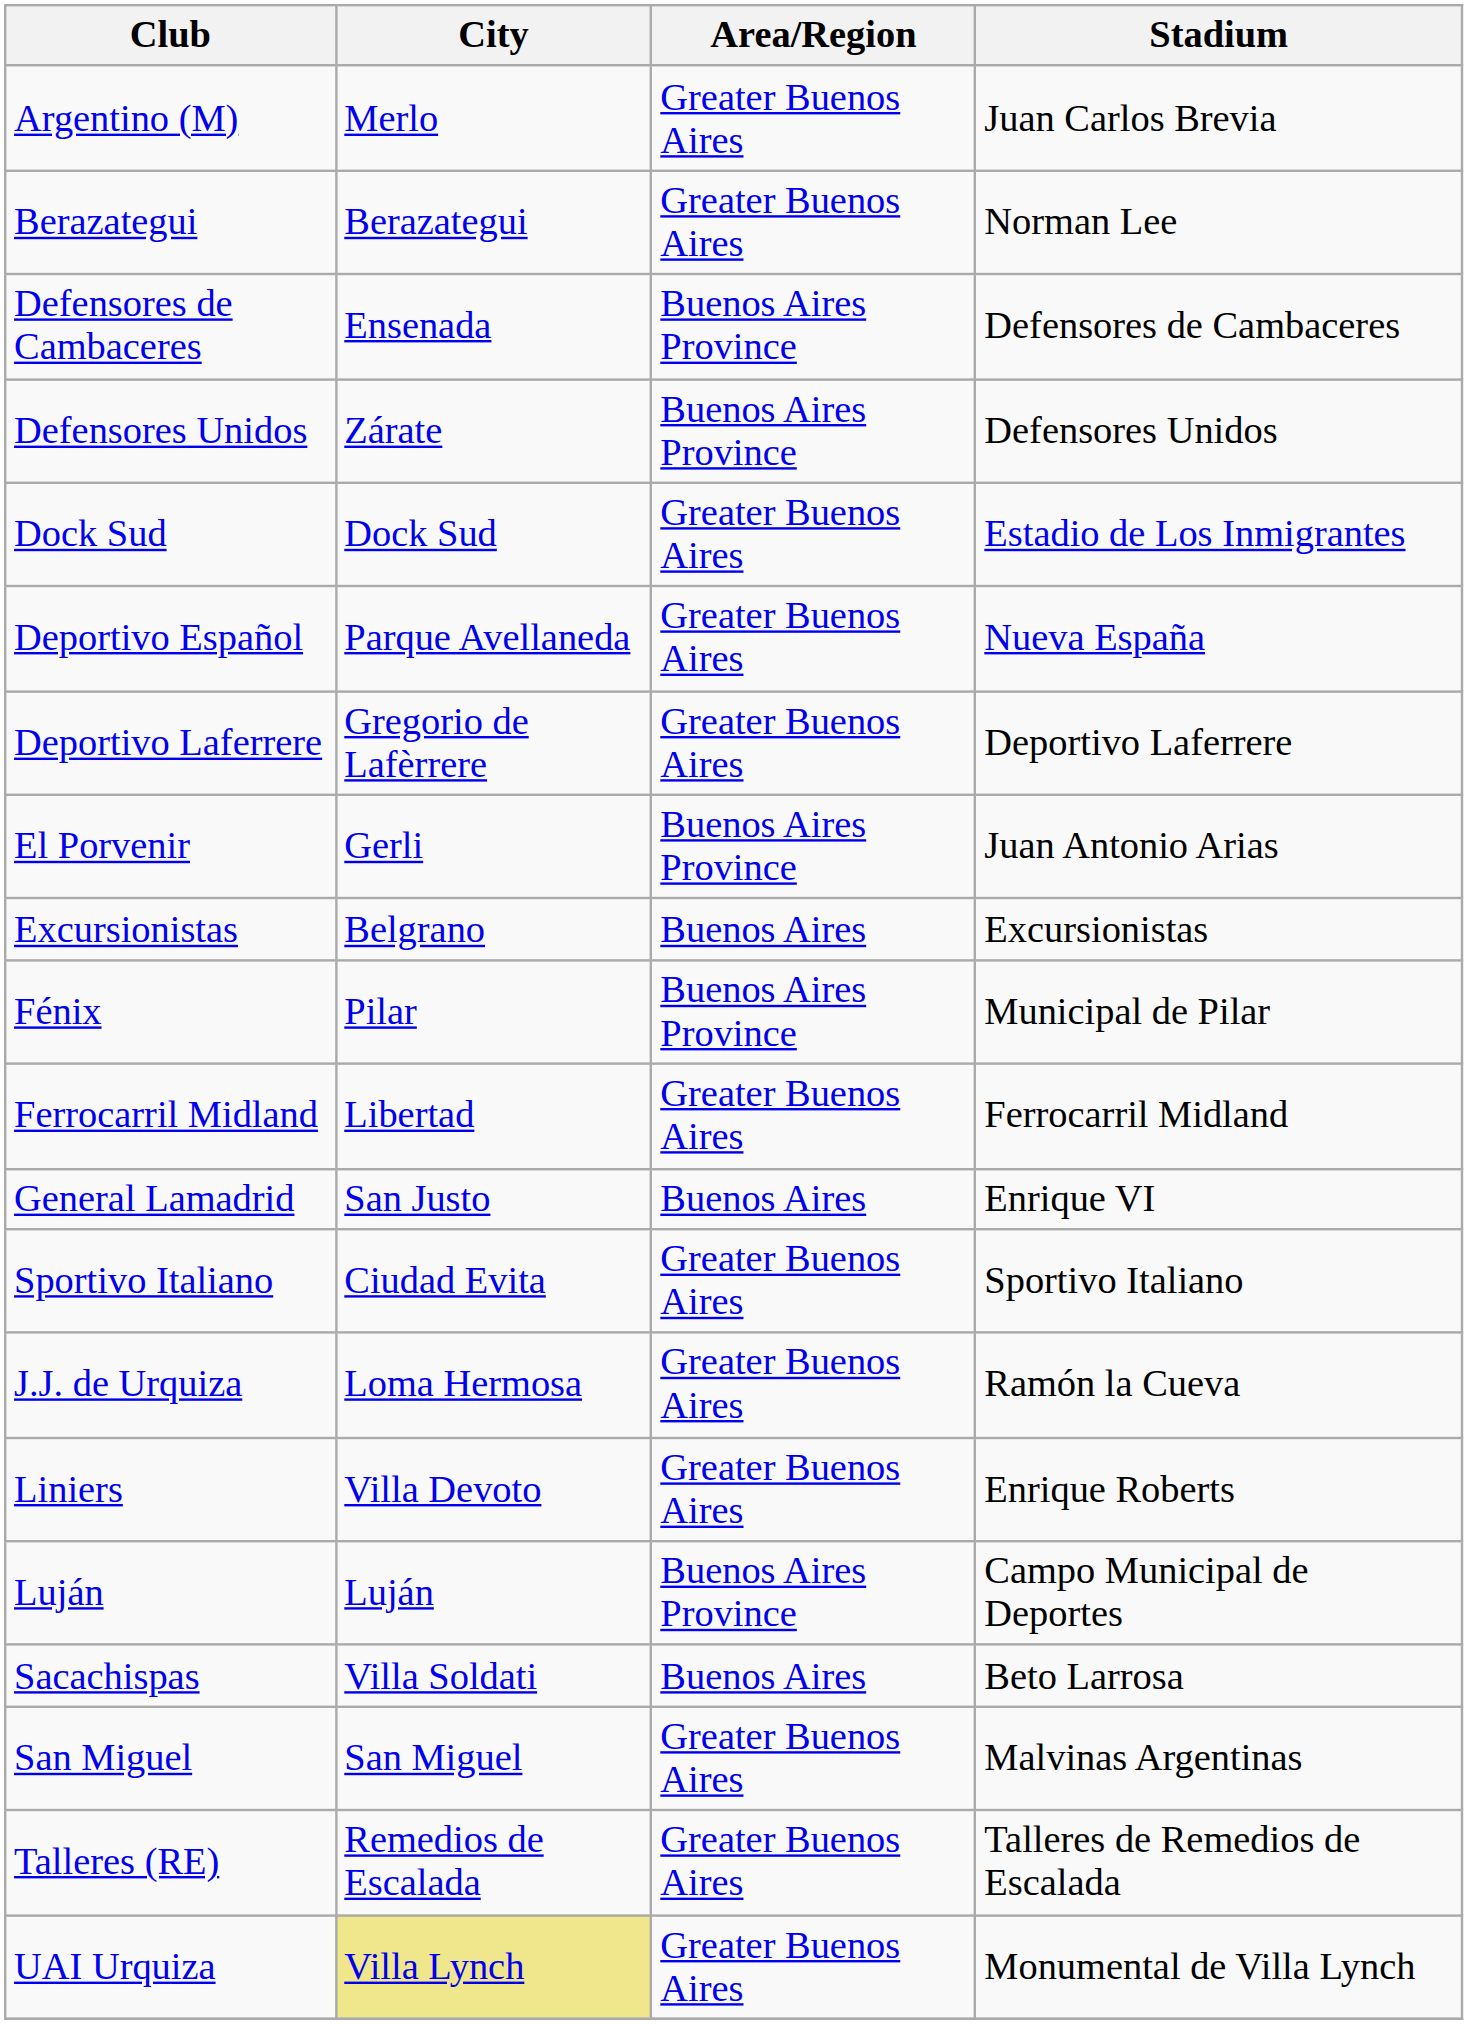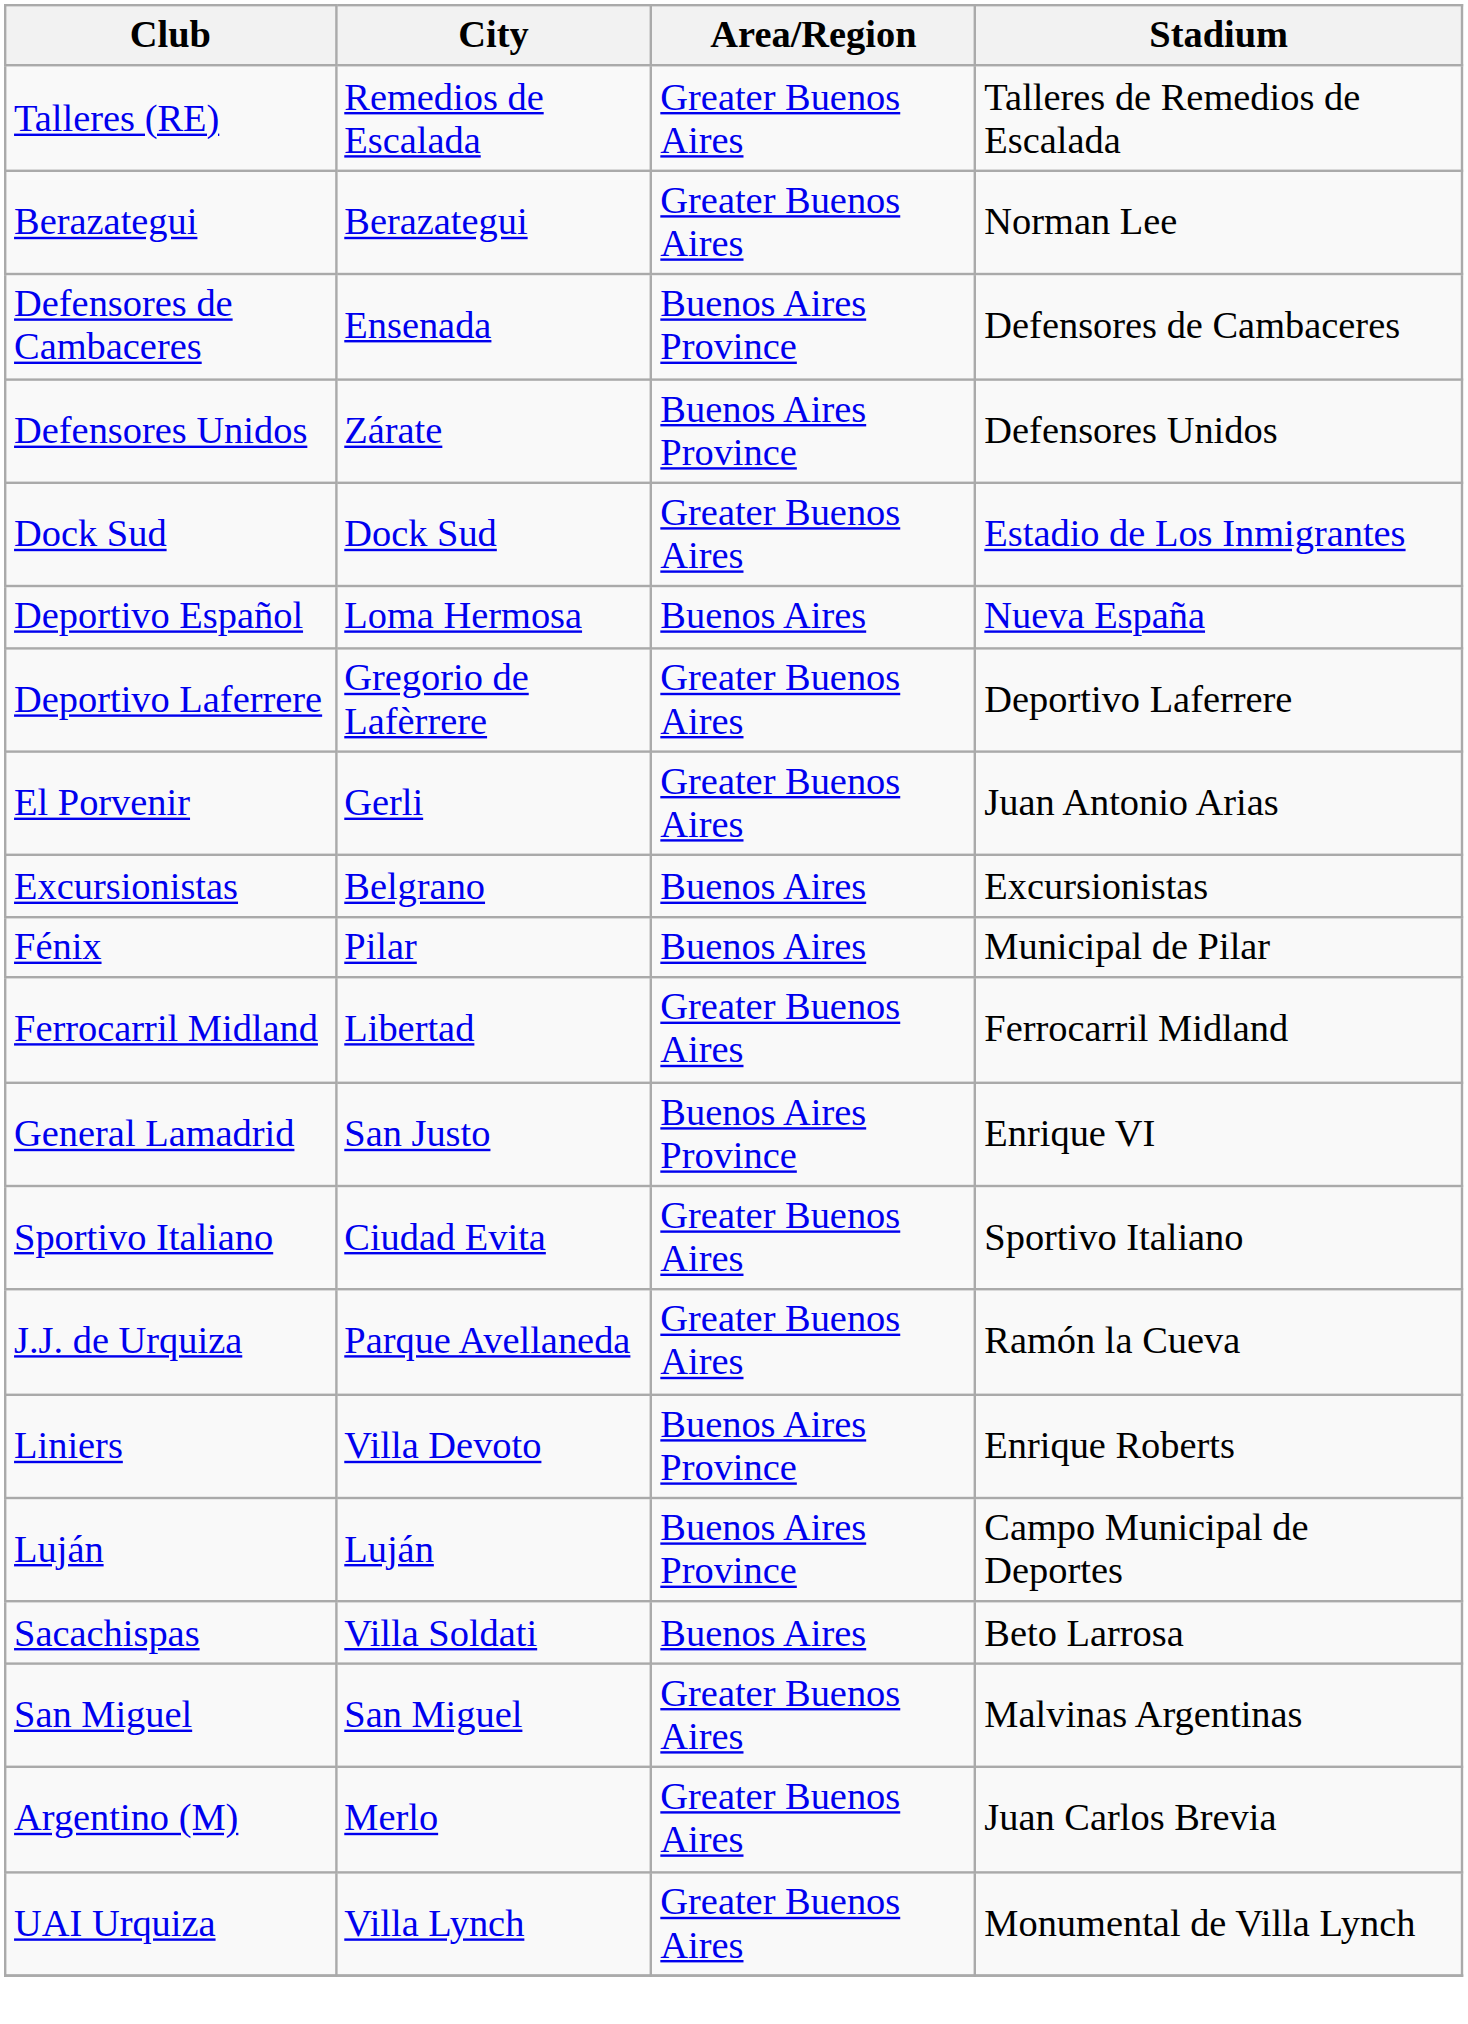rows swapped: (126, 117) <-> (117, 1861)
(487, 637) Parque Avellaneda -> (463, 616) Loma Hermosa
(780, 637) Greater Buenos Aires -> (763, 616) Buenos Aires
(763, 846) Buenos Aires Province -> (780, 802) Greater Buenos Aires
(763, 1011) Buenos Aires Province -> (763, 946) Buenos Aires
(763, 1197) Buenos Aires -> (763, 1132) Buenos Aires Province
(463, 1384) Loma Hermosa -> (487, 1341) Parque Avellaneda
(780, 1488) Greater Buenos Aires -> (763, 1445) Buenos Aires Province
(434, 1965) khaki background -> (434, 1922) no background
